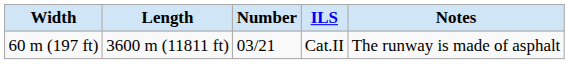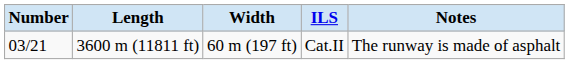columns swapped: (267, 17) <-> (53, 17)
